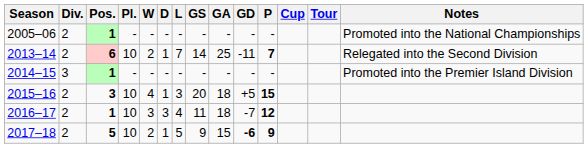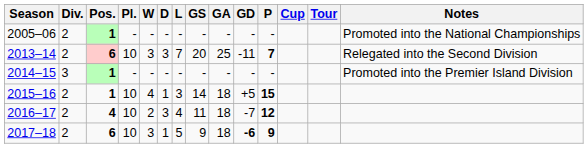(151, 53) 2 -> (151, 53) 3
(166, 53) 1 -> (166, 53) 3
(199, 53) 14 -> (199, 53) 20
(112, 93) 3 -> (112, 93) 1
(199, 93) 20 -> (199, 93) 14
(112, 113) 1 -> (112, 113) 4
(151, 113) 3 -> (151, 113) 2
(112, 133) 5 -> (112, 133) 6
(151, 133) 2 -> (151, 133) 3
(224, 133) 15 -> (224, 133) 18
